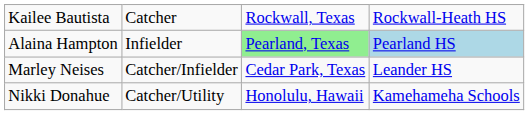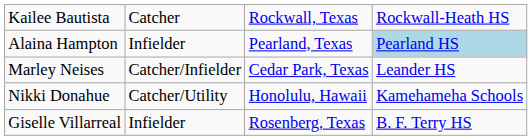(297, 43) lightgreen background -> (301, 43) no background
+ row: (65, 122)
